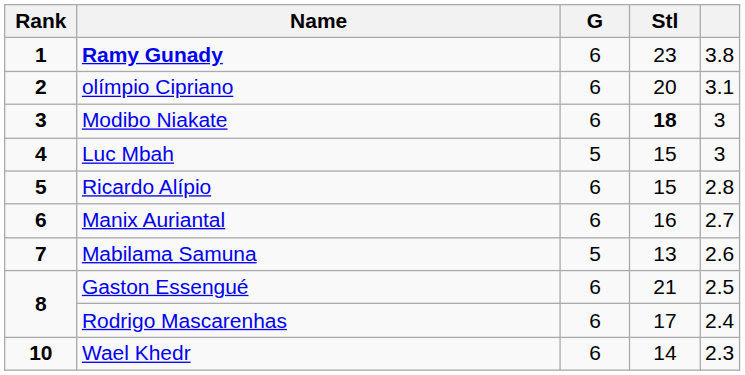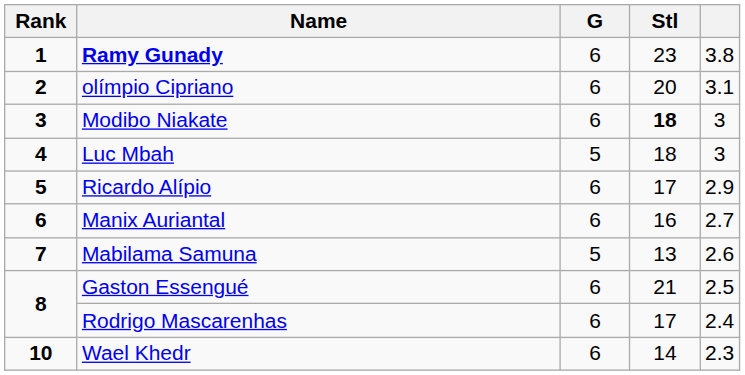(665, 154) 15 -> (665, 154) 18
(665, 187) 15 -> (665, 187) 17
(720, 187) 2.8 -> (720, 187) 2.9
